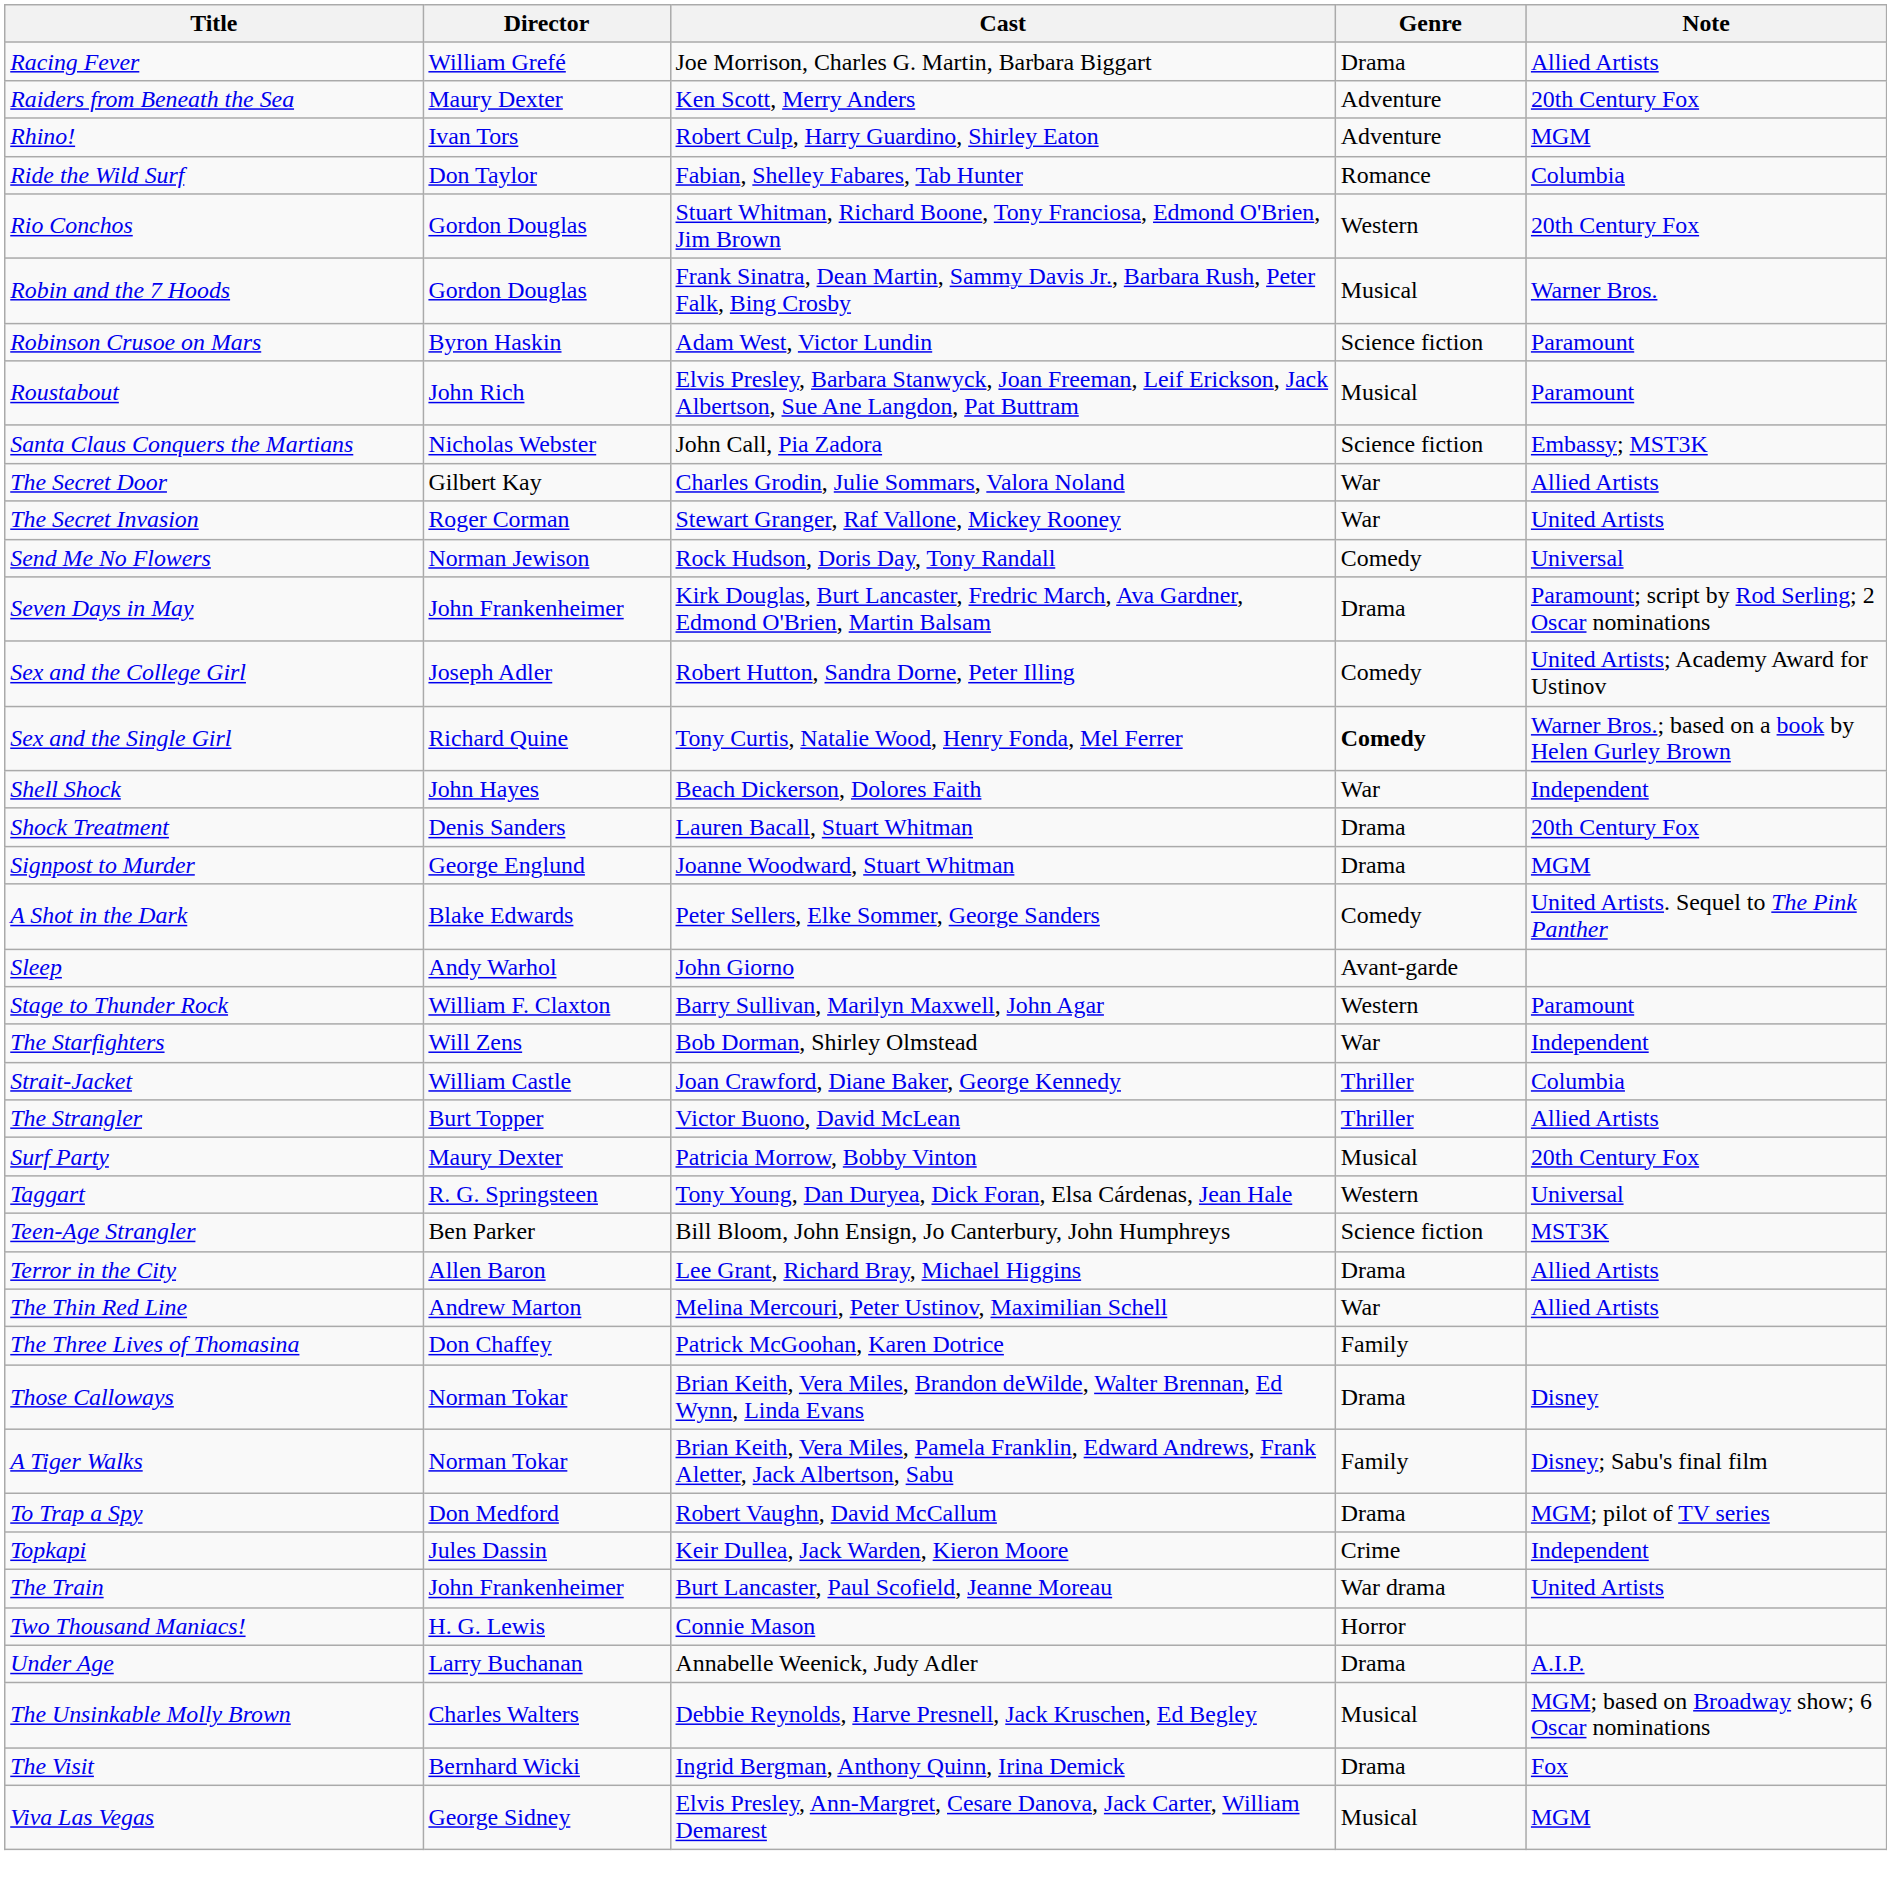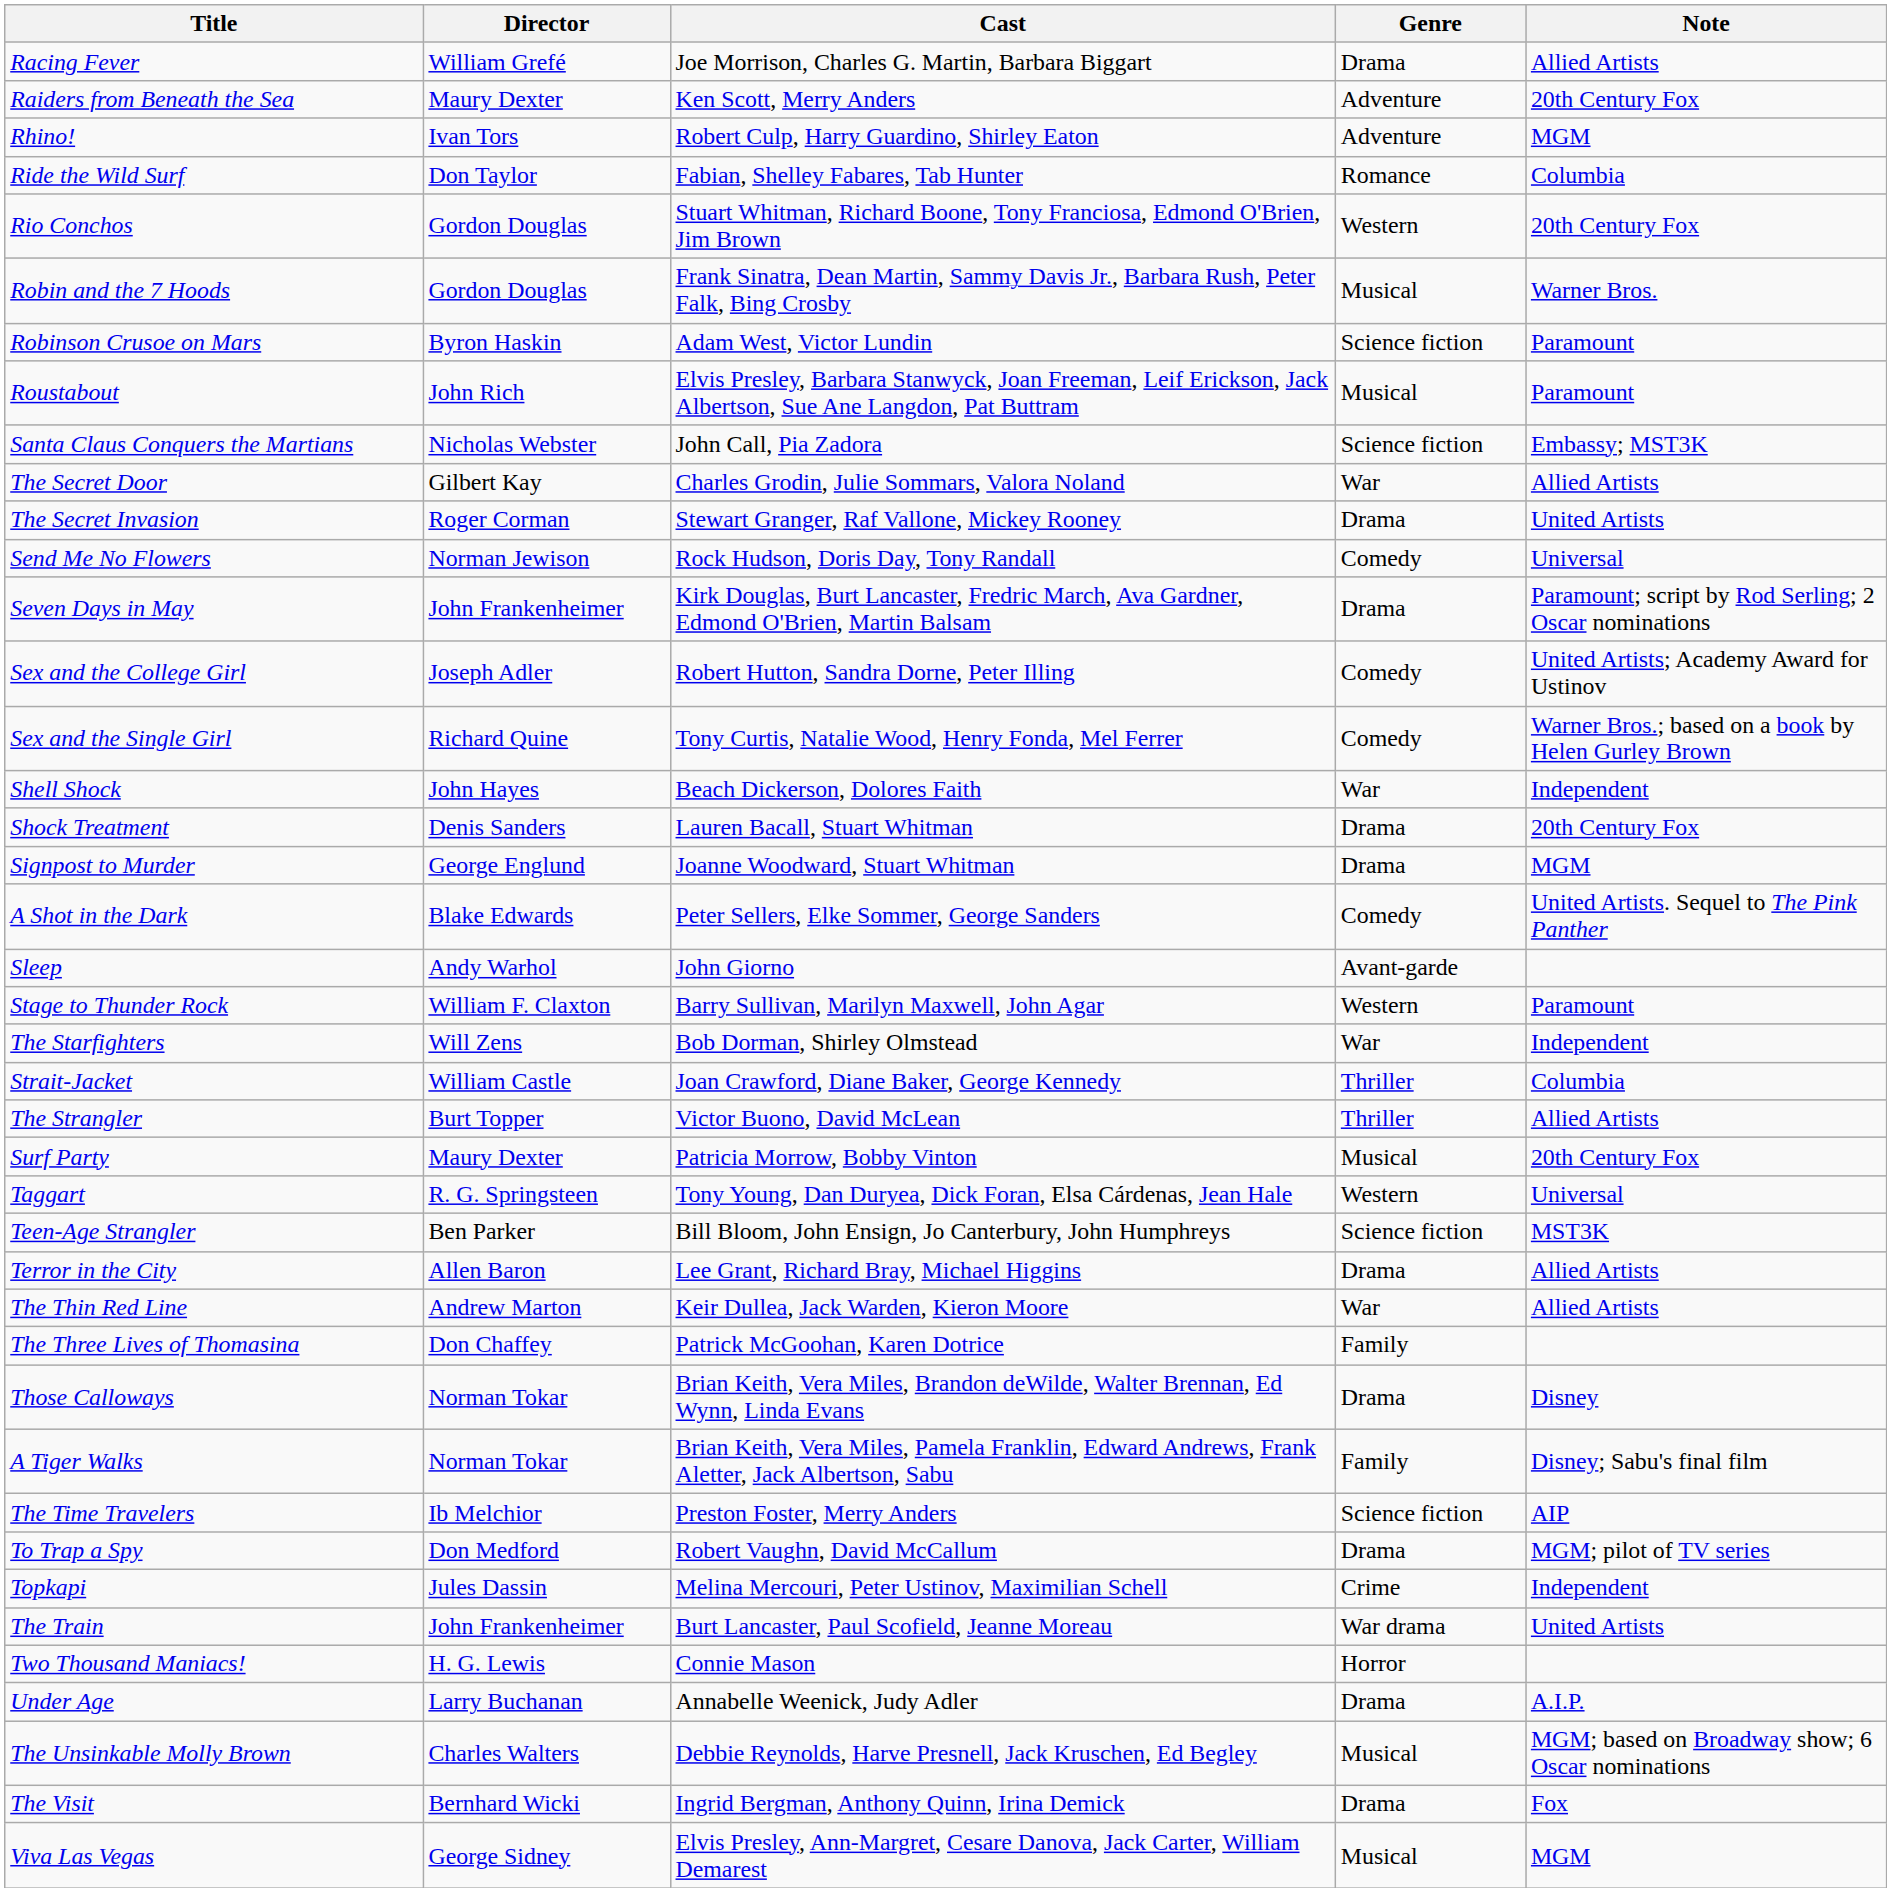(1360, 519) War -> (1373, 519) Drama
(1383, 738) bold -> (1381, 738) normal
(921, 1307) Melina Mercouri, Peter Ustinov, Maximilian Schell -> (872, 1307) Keir Dullea, Jack Warden, Kieron Moore
+ row: (102, 1512)
(872, 1550) Keir Dullea, Jack Warden, Kieron Moore -> (921, 1588) Melina Mercouri, Peter Ustinov, Maximilian Schell
